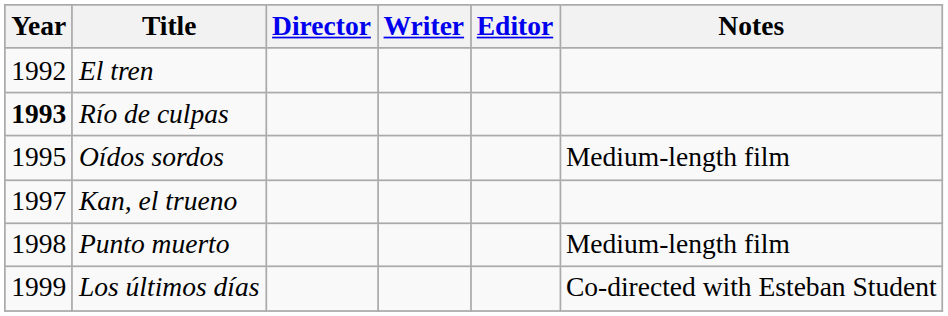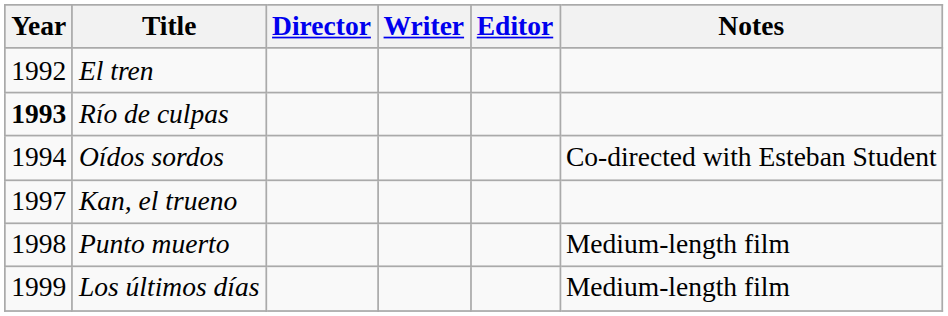(39, 157) 1995 -> (39, 157) 1994
(678, 157) Medium-length film -> (751, 157) Co-directed with Esteban Student
(751, 288) Co-directed with Esteban Student -> (678, 288) Medium-length film
